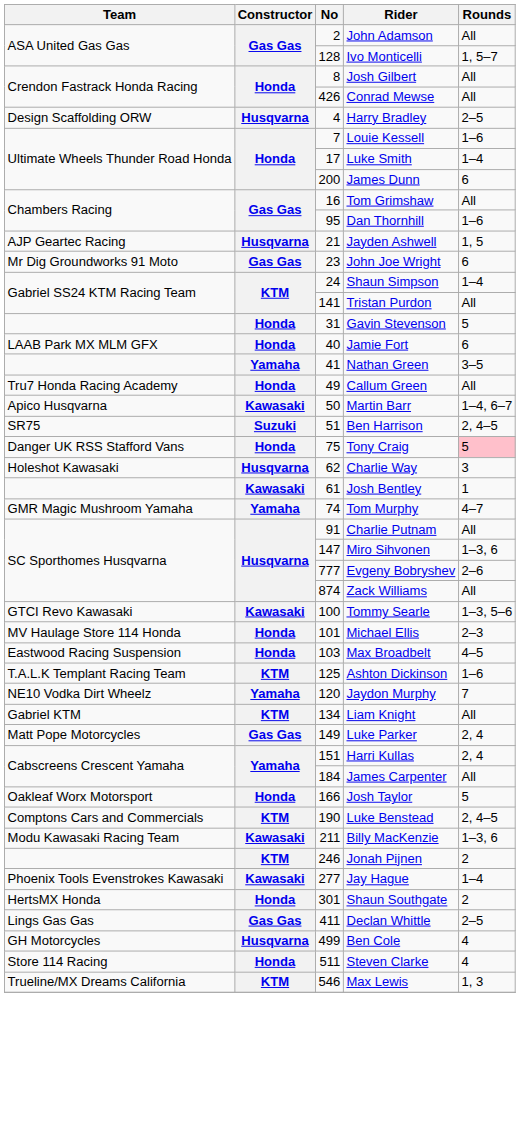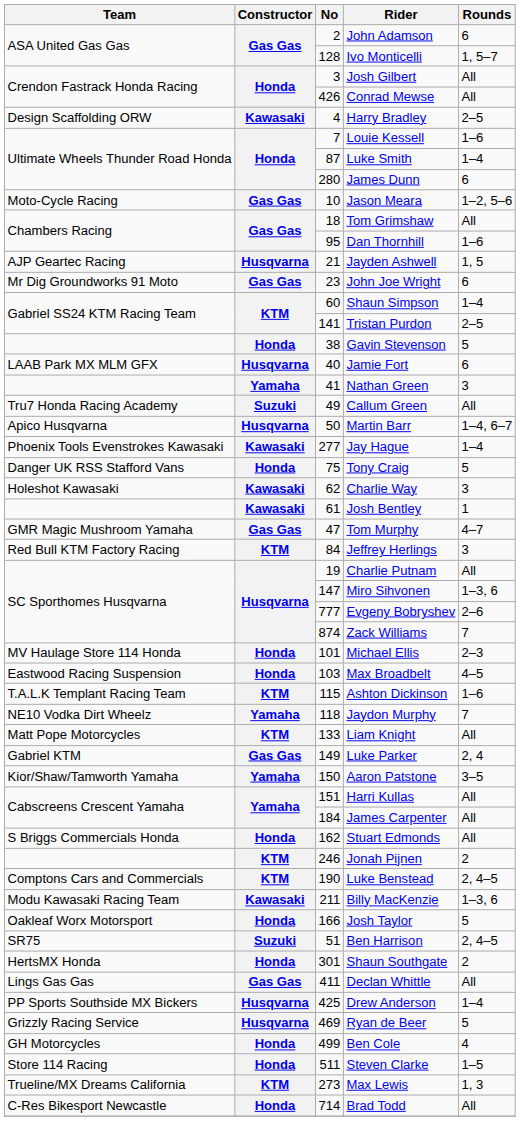(469, 35) All -> (465, 35) 6
(337, 76) 8 -> (337, 76) 3
(275, 117) Husqvarna -> (275, 117) Kawasaki
(333, 158) 17 -> (333, 158) 87
(329, 179) 200 -> (329, 179) 280
+ row: (384, 200)
(333, 200) 16 -> (333, 220) 18
(333, 282) 24 -> (333, 302) 60
(469, 302) All -> (472, 323) 2–5
(333, 323) 31 -> (333, 344) 38
(275, 344) Honda -> (275, 364) Husqvarna
(472, 364) 3–5 -> (465, 385) 3
(275, 385) Honda -> (275, 405) Suzuki
(275, 405) Kawasaki -> (275, 426) Husqvarna
rows swapped: (385, 426) <-> (378, 879)
(465, 447) pink background -> (465, 467) no background
(275, 467) Husqvarna -> (275, 488) Kawasaki
(275, 508) Yamaha -> (275, 529) Gas Gas
(333, 508) 74 -> (333, 529) 47
+ row: (392, 549)
(333, 529) 91 -> (333, 570) 19
(469, 591) All -> (465, 632) 7
- row: (388, 611)
(329, 673) 125 -> (330, 694) 115
(329, 694) 120 -> (330, 714) 118
(44, 714) Gabriel KTM -> (74, 735) Matt Pope Motorcycles
(329, 714) 134 -> (329, 735) 133
(74, 735) Matt Pope Motorcycles -> (44, 755) Gabriel KTM
+ row: (391, 776)
(472, 755) 2, 4 -> (469, 796) All
+ row: (393, 838)
rows swapped: (379, 796) <-> (384, 858)
(472, 920) 2–5 -> (469, 982) All
+ row: (391, 1002)
+ row: (386, 1023)
(275, 940) Husqvarna -> (275, 1043) Honda
(465, 961) 4 -> (472, 1064) 1–5
(329, 982) 546 -> (329, 1085) 273
+ row: (376, 1105)
